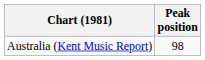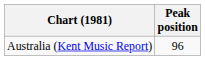(178, 45) 98 -> (178, 45) 96
